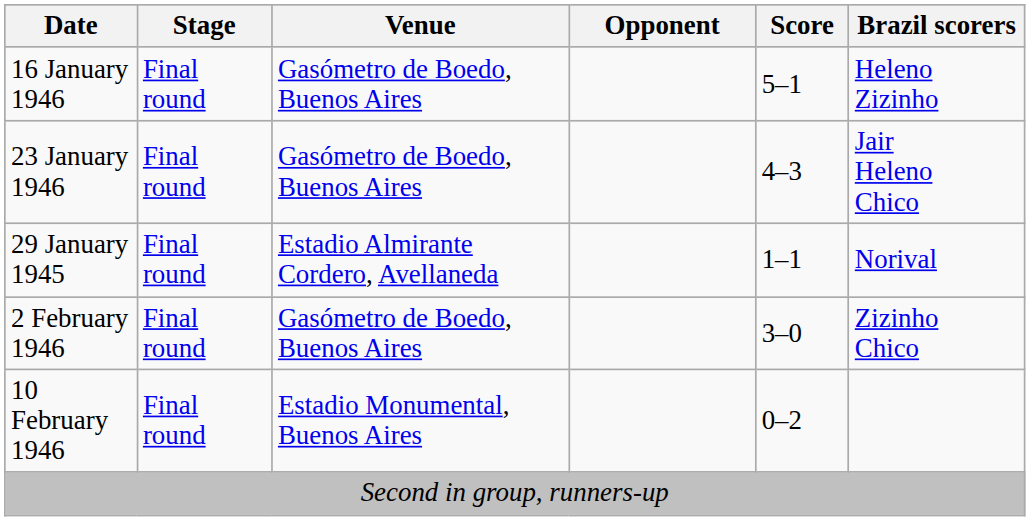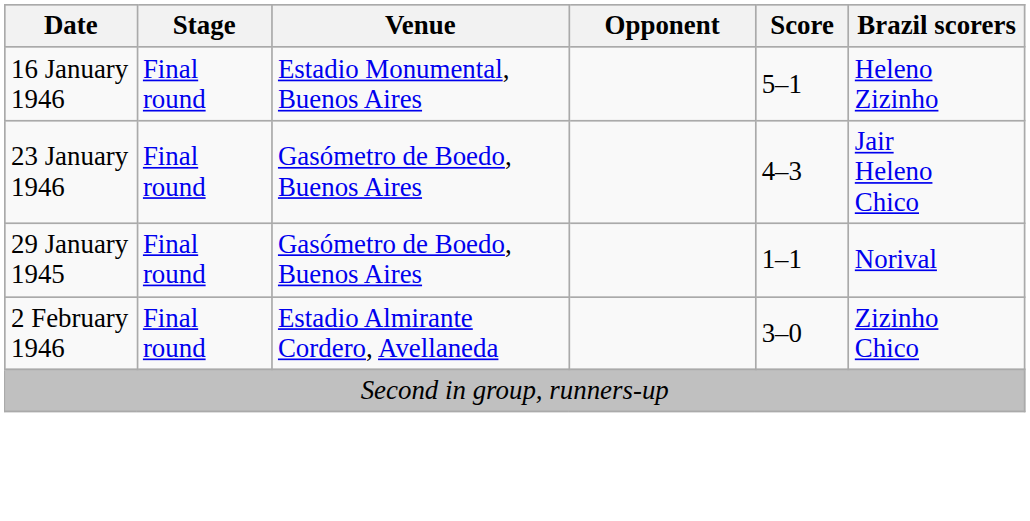(395, 83) Gasómetro de Boedo, Buenos Aires -> (394, 83) Estadio Monumental, Buenos Aires
(388, 259) Estadio Almirante Cordero, Avellaneda -> (395, 259) Gasómetro de Boedo, Buenos Aires
(395, 332) Gasómetro de Boedo, Buenos Aires -> (388, 332) Estadio Almirante Cordero, Avellaneda
- row: (60, 420)
